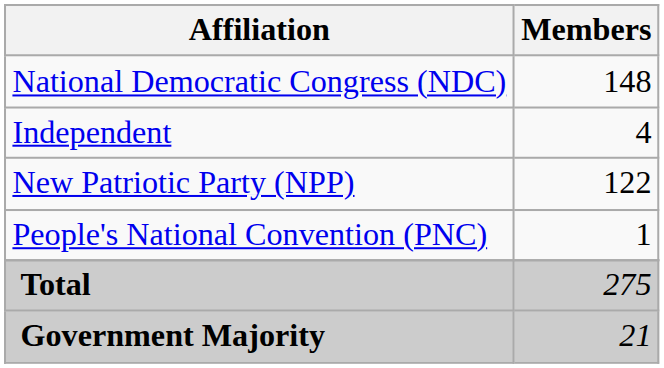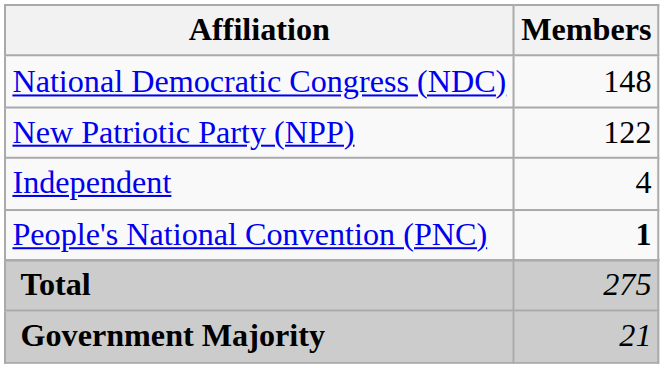rows swapped: (183, 183) <-> (92, 132)
(643, 234) normal -> (643, 234) bold
